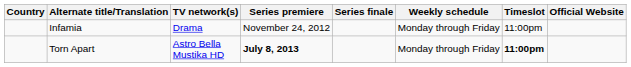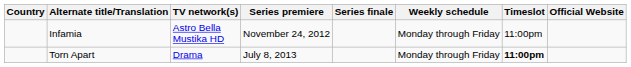(188, 28) Drama -> (198, 33) Astro Bella Mustika HD
(198, 49) Astro Bella Mustika HD -> (188, 54) Drama
(271, 49) bold -> (270, 54) normal
